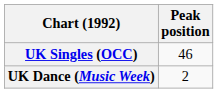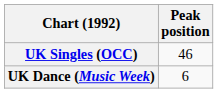(185, 76) 2 -> (185, 76) 6
